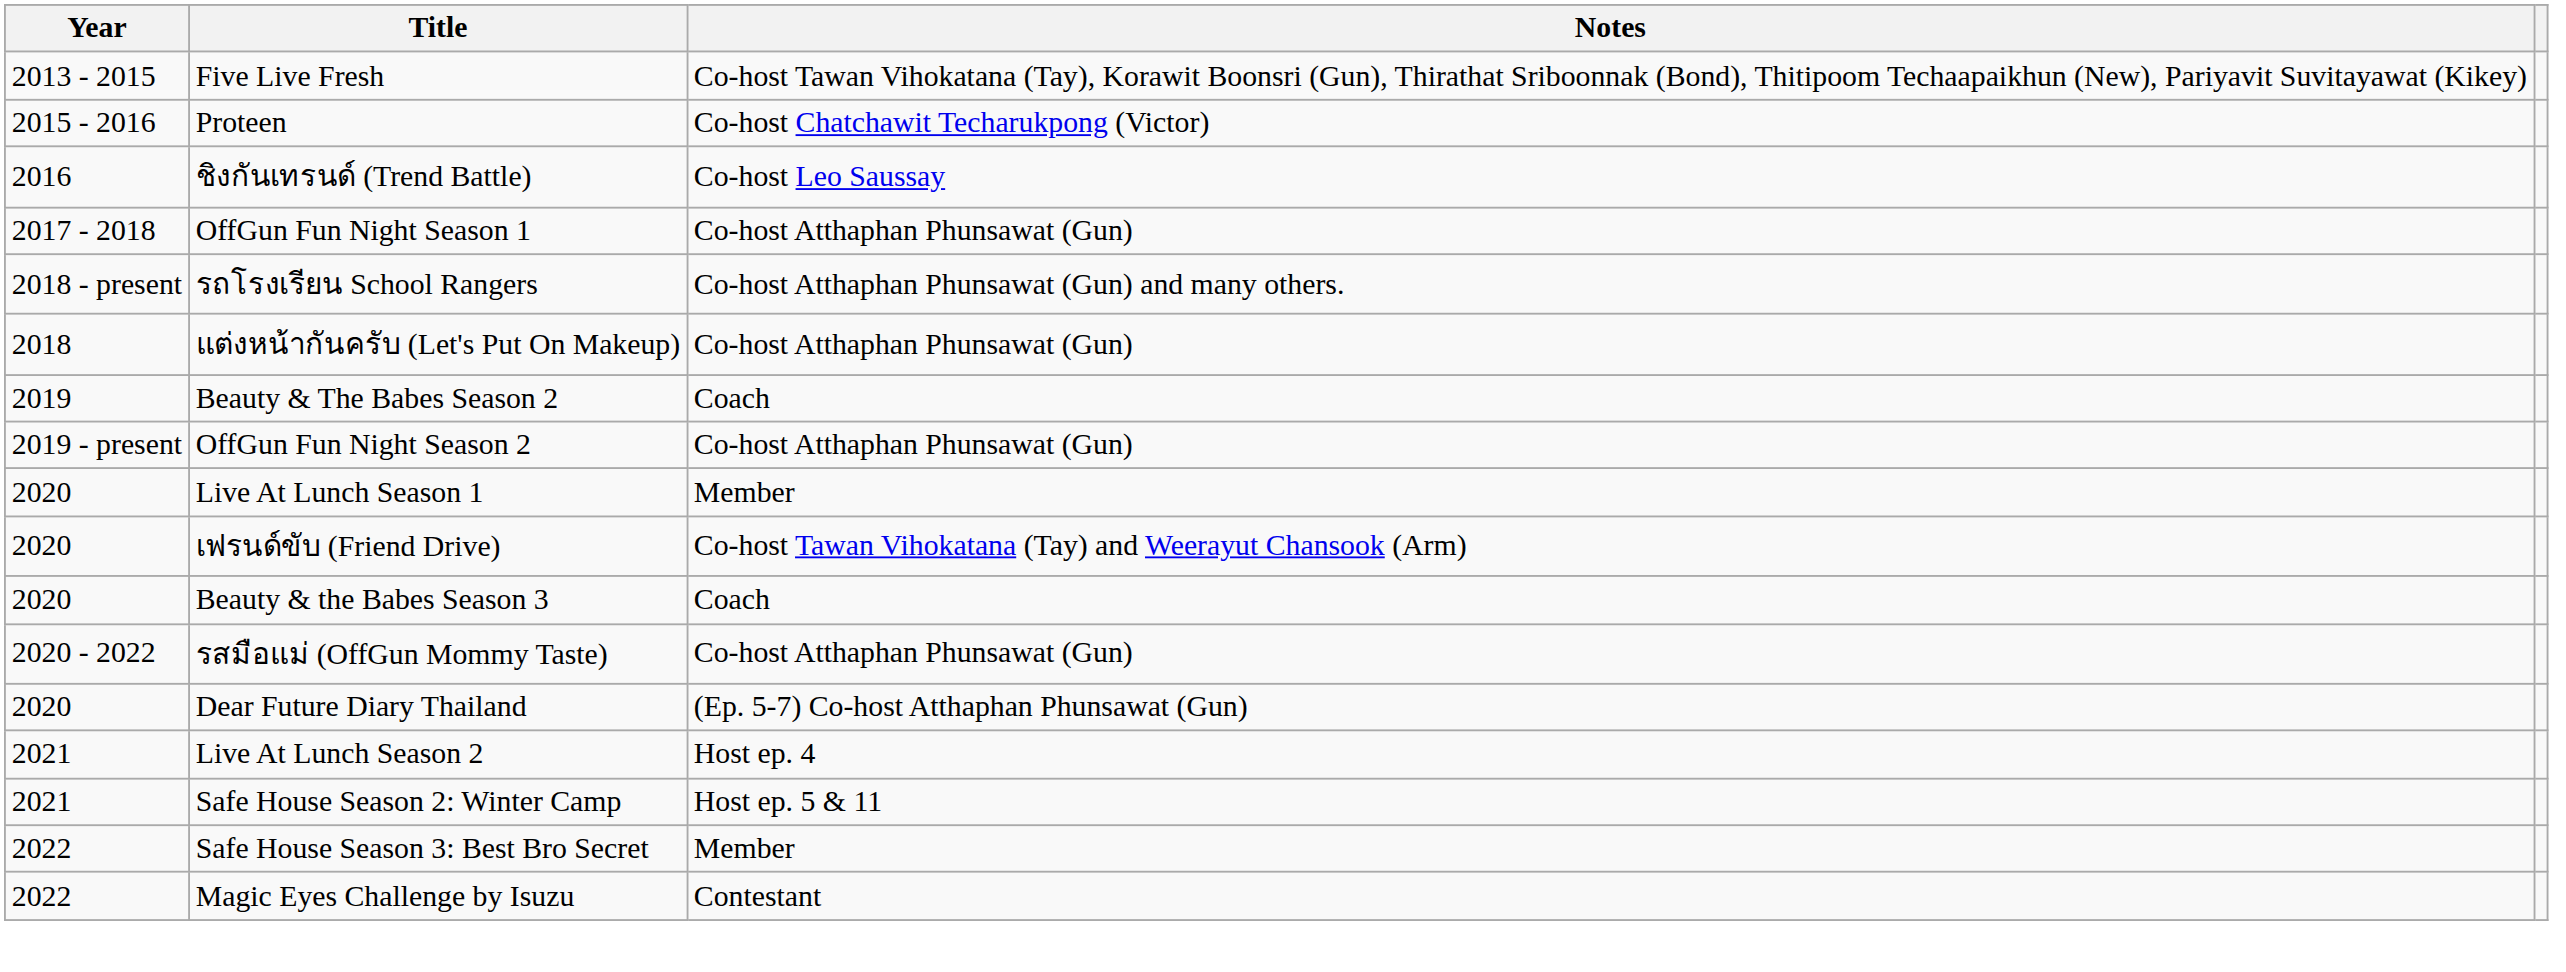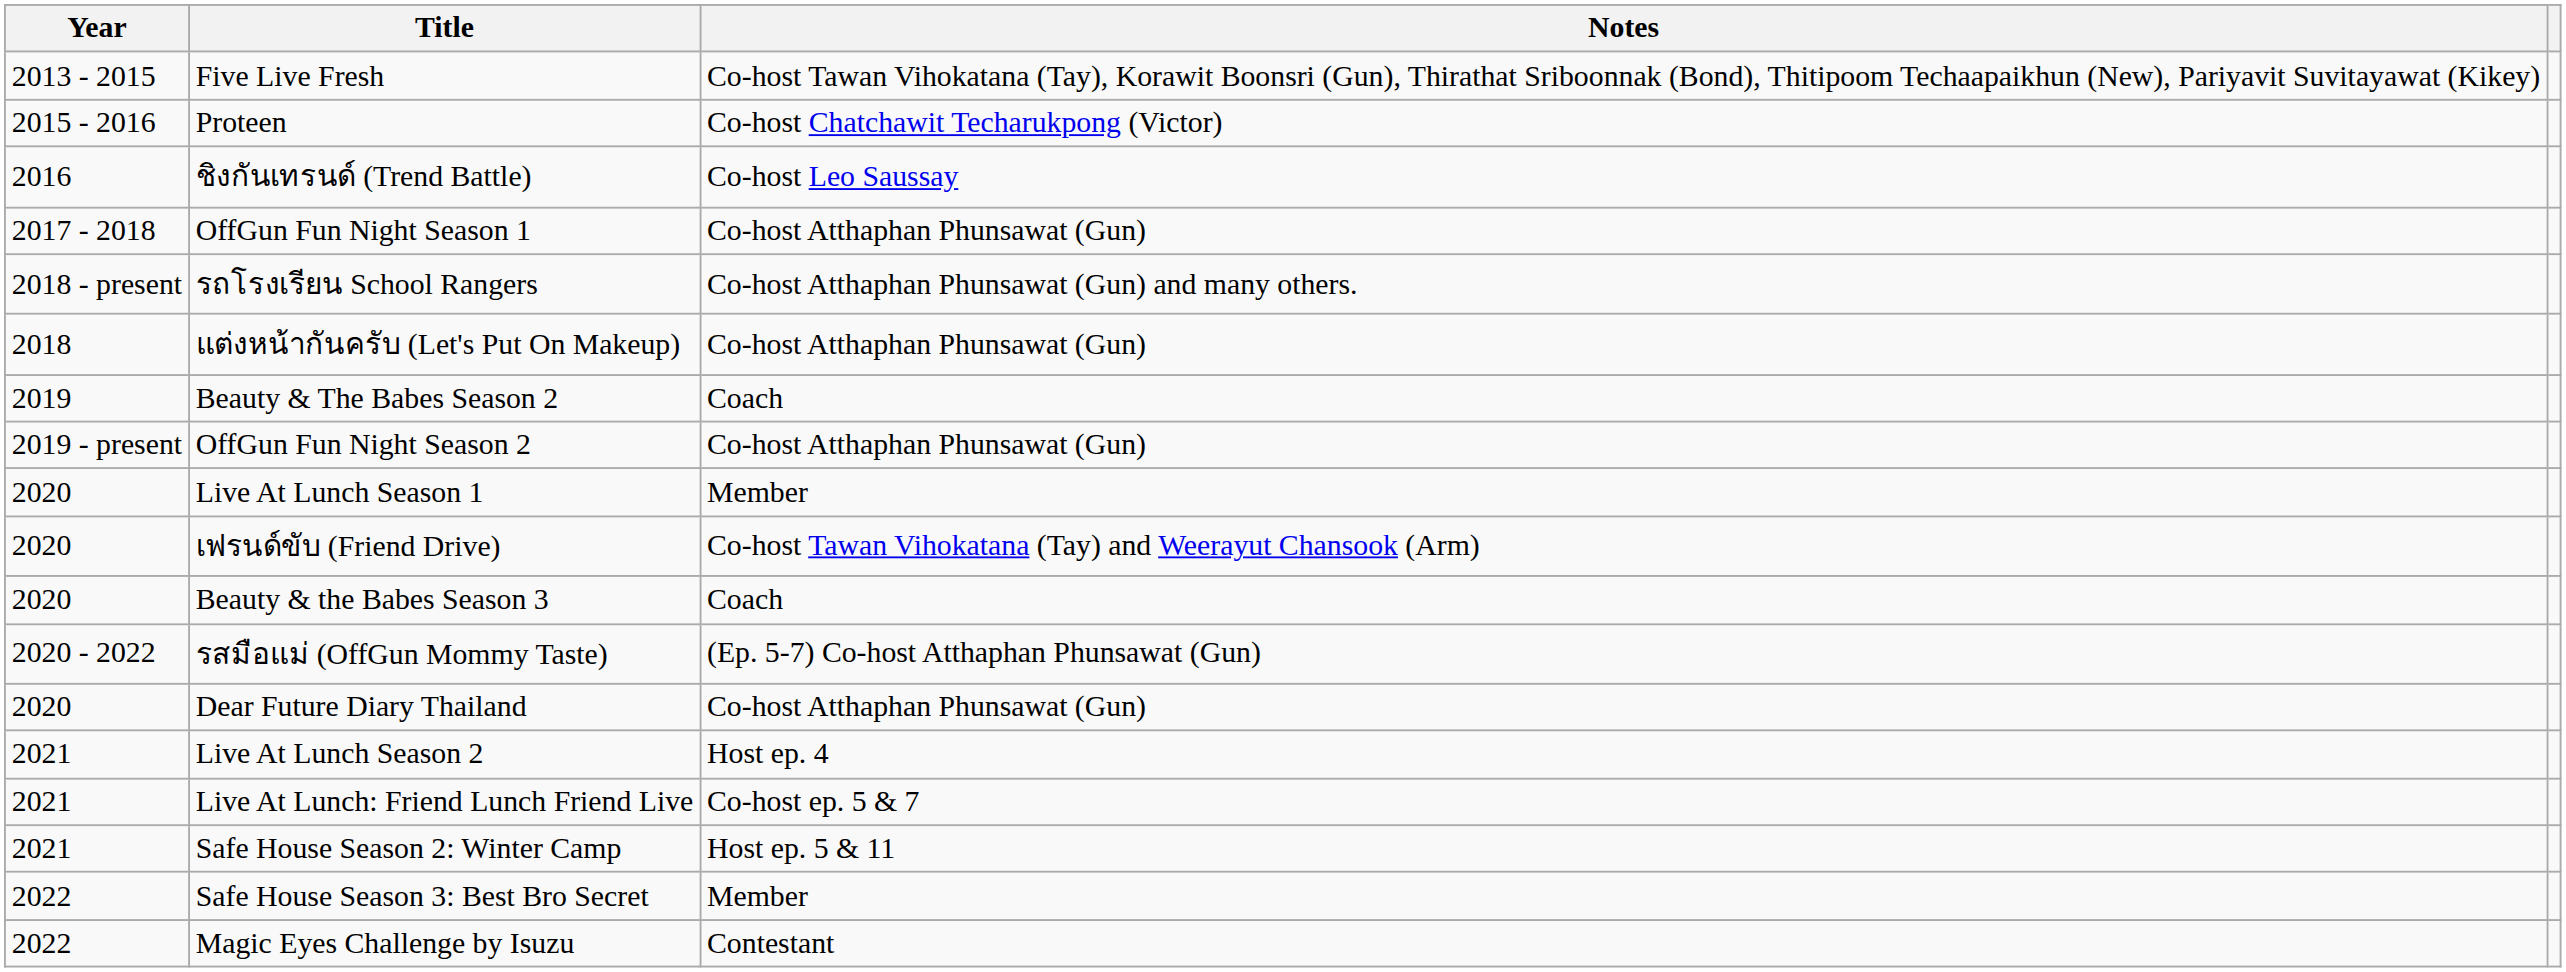(913, 653) Co-host Atthaphan Phunsawat (Gun) -> (984, 653) (Ep. 5-7) Co-host Atthaphan Phunsawat (Gun)
(971, 706) (Ep. 5-7) Co-host Atthaphan Phunsawat (Gun) -> (926, 706) Co-host Atthaphan Phunsawat (Gun)
+ row: (445, 801)
